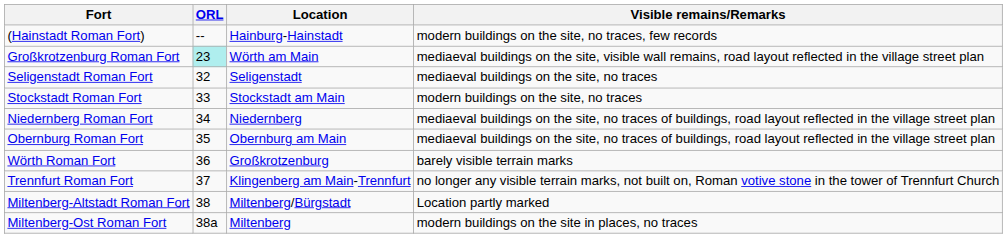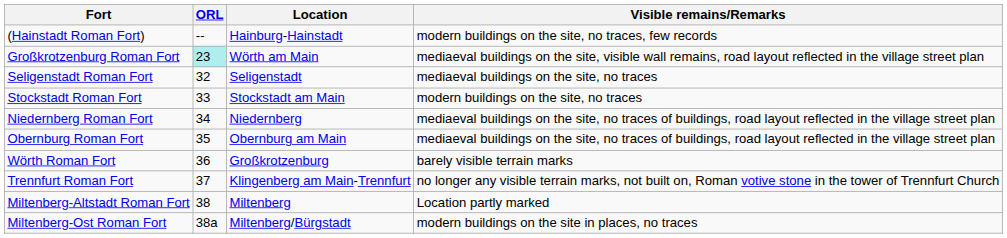(290, 202) Miltenberg/Bürgstadt -> (260, 202) Miltenberg
(260, 222) Miltenberg -> (290, 222) Miltenberg/Bürgstadt
